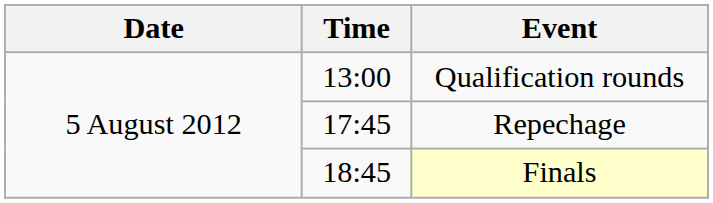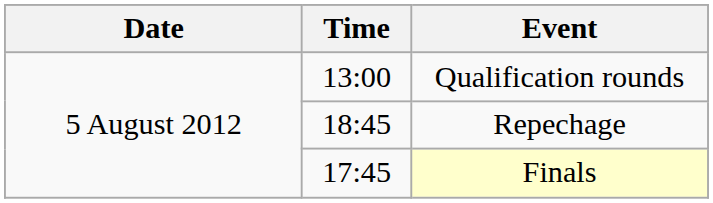(357, 124) 17:45 -> (357, 124) 18:45
(357, 172) 18:45 -> (357, 172) 17:45
